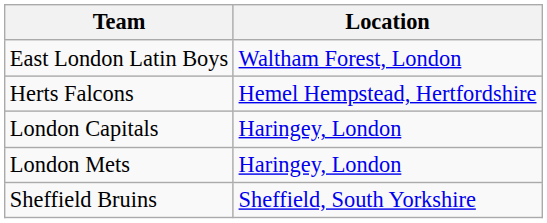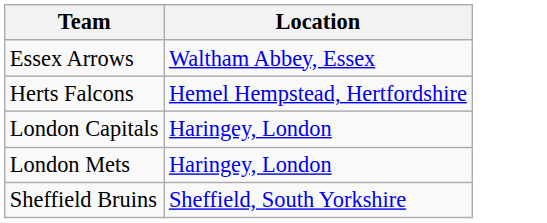- row: (119, 57)
+ row: (72, 57)
